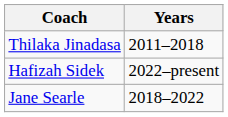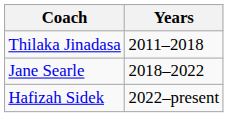rows swapped: (46, 97) <-> (56, 71)
